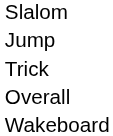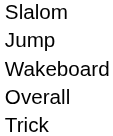rows swapped: (27, 69) <-> (57, 125)
